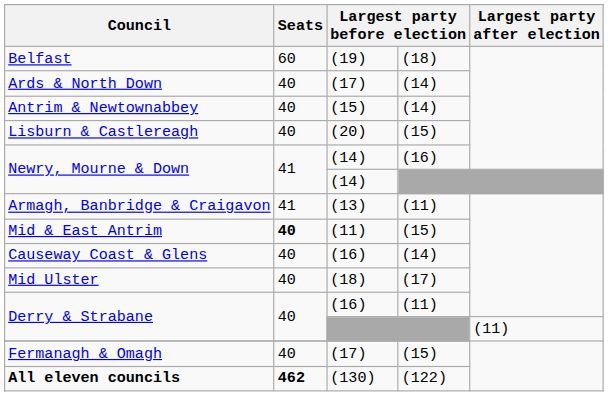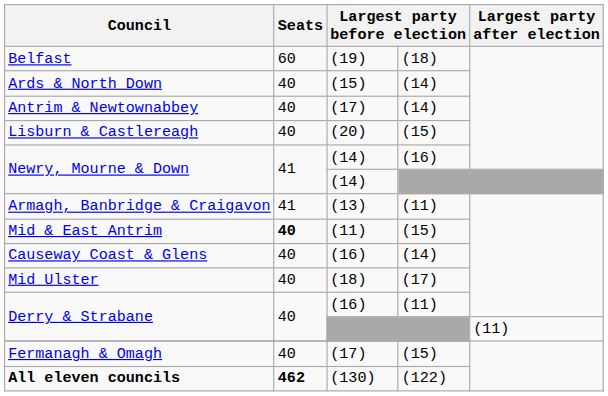(348, 83) (17) -> (348, 83) (15)
(348, 108) (15) -> (348, 108) (17)
